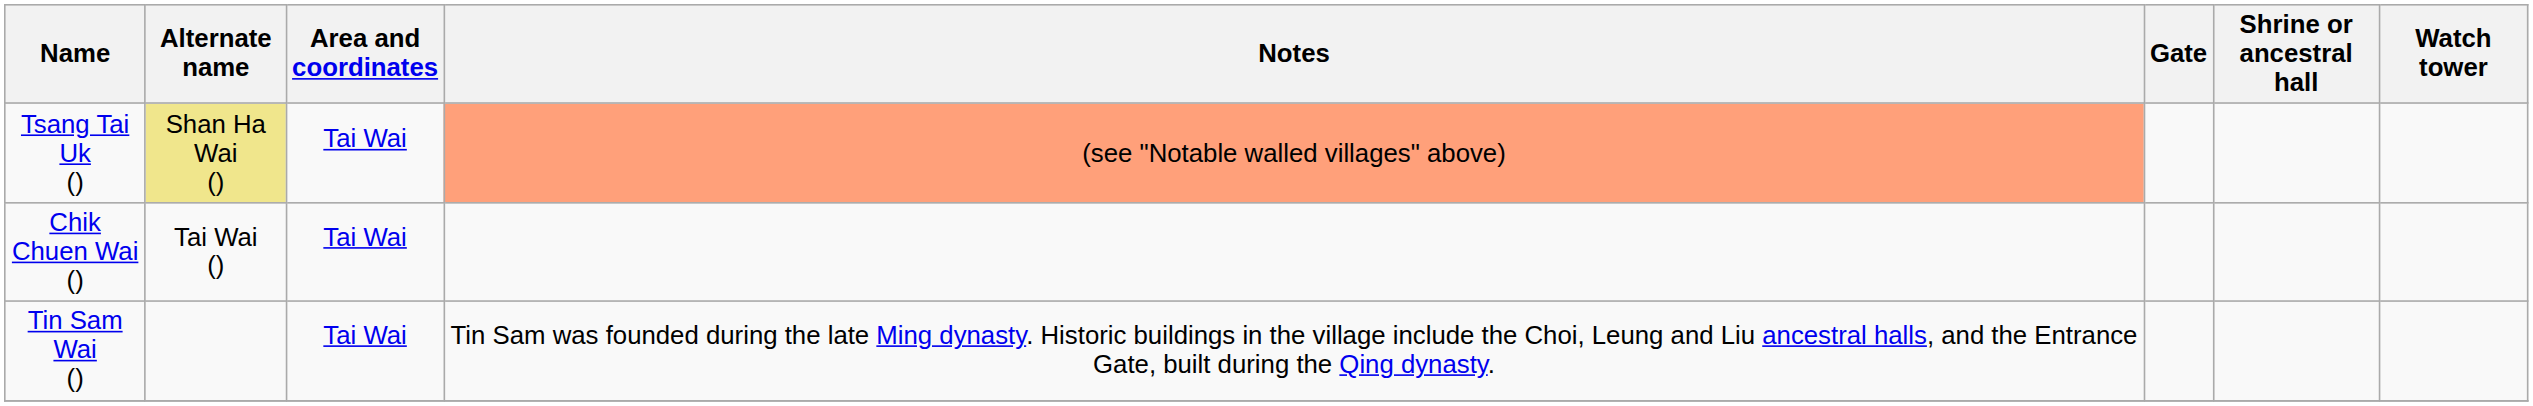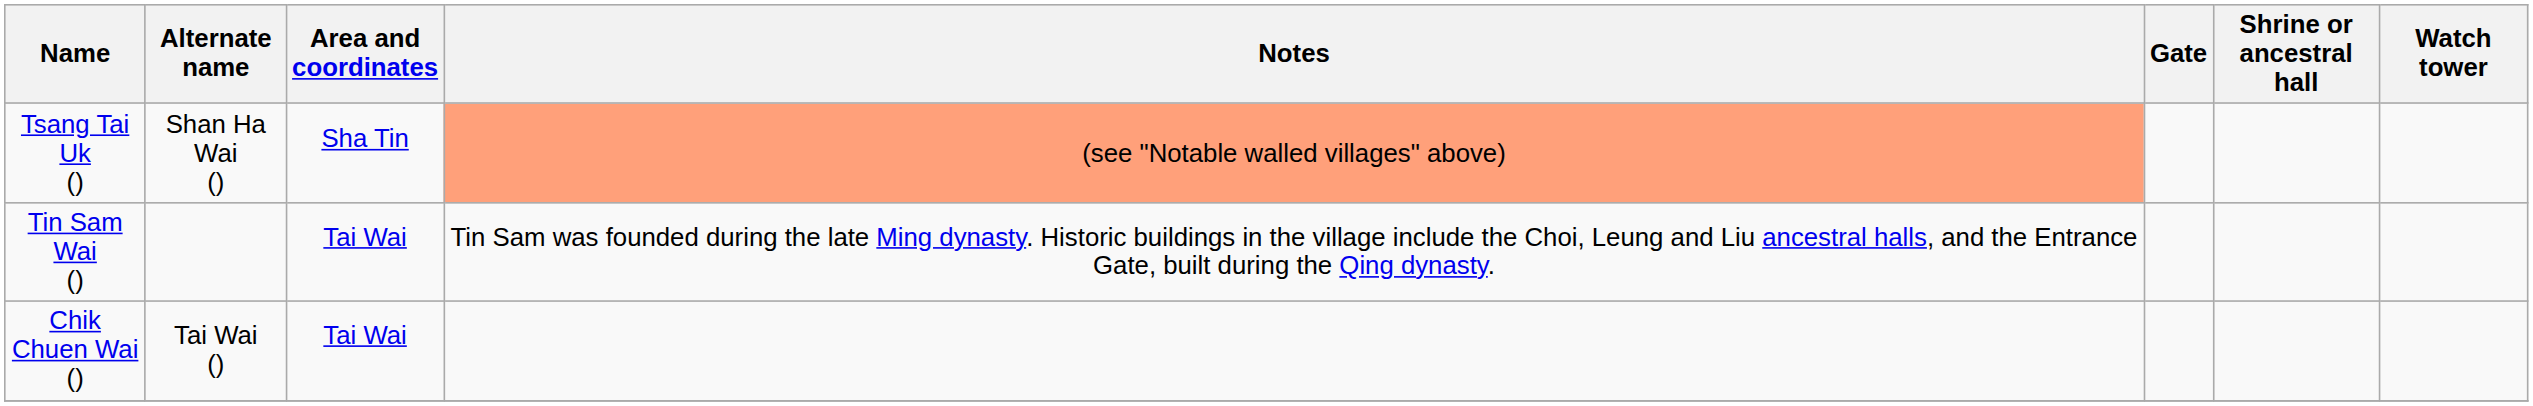(216, 152) khaki background -> (216, 152) no background
(365, 138) Tai Wai -> (365, 138) Sha Tin
rows swapped: (75, 251) <-> (75, 350)
